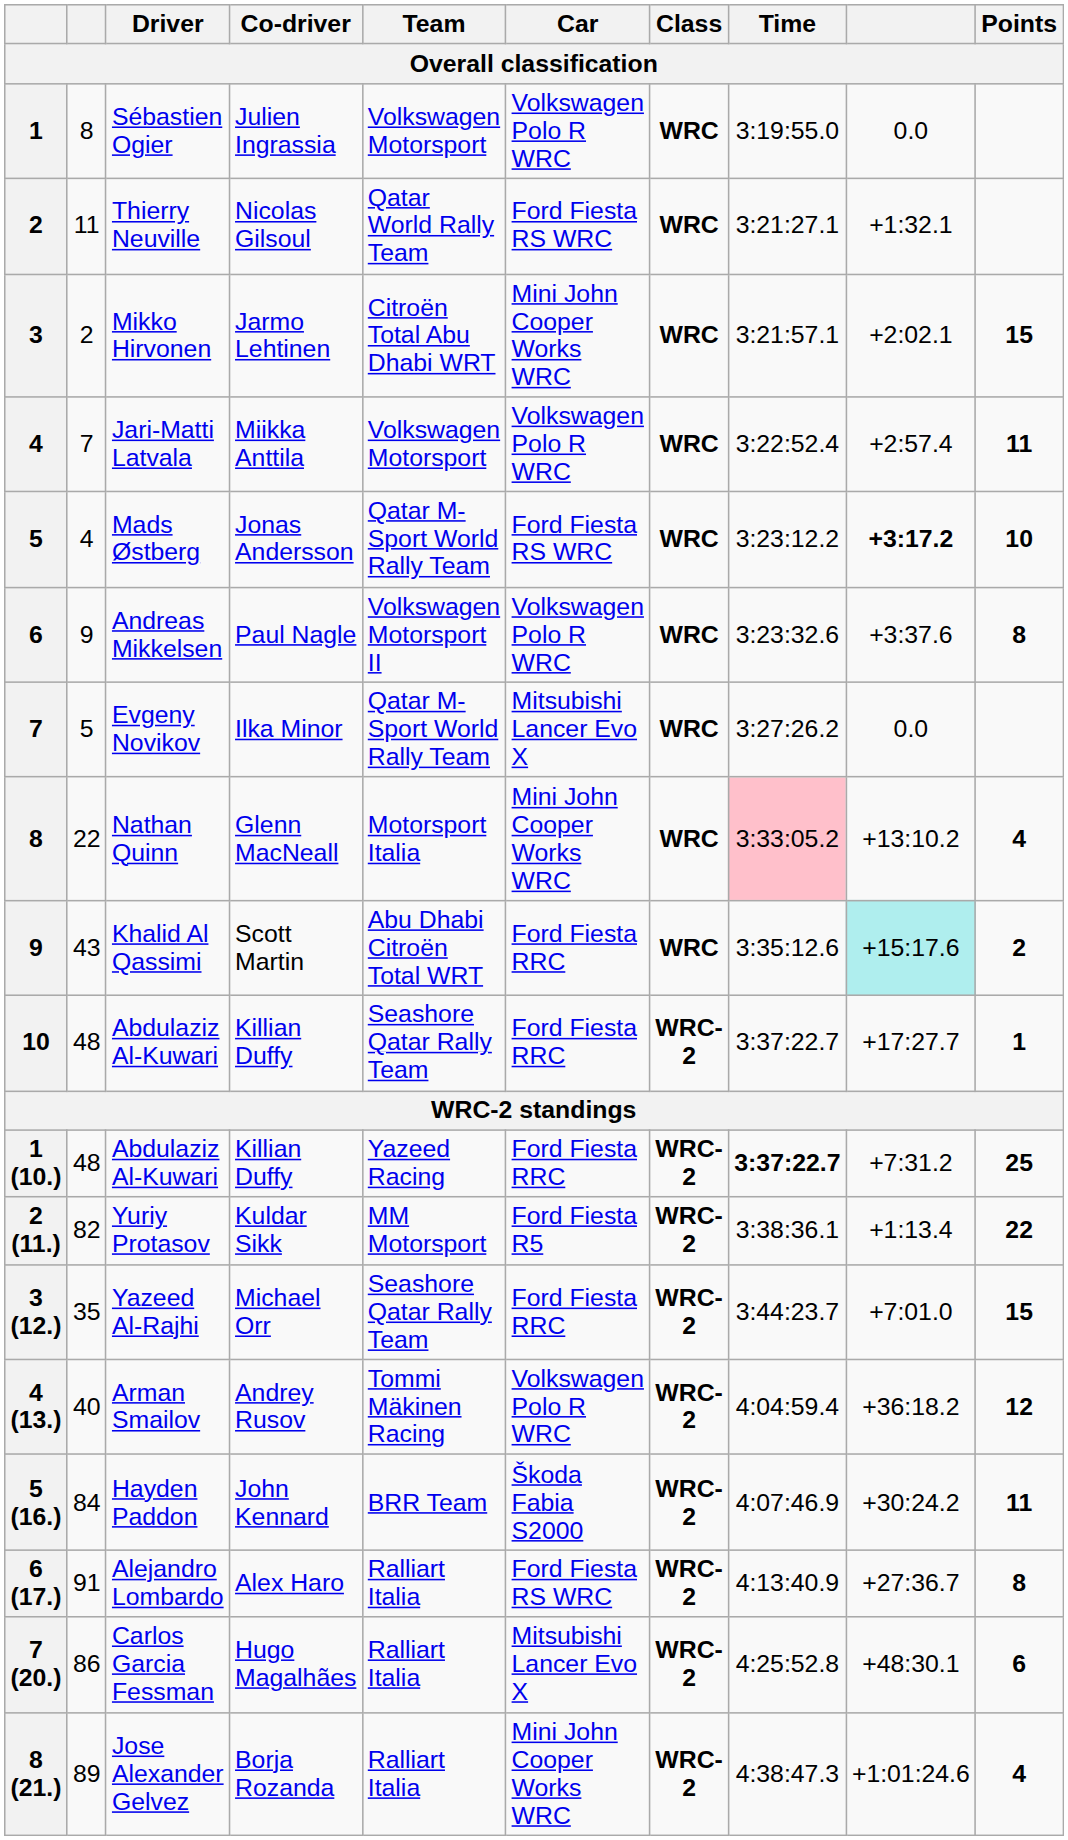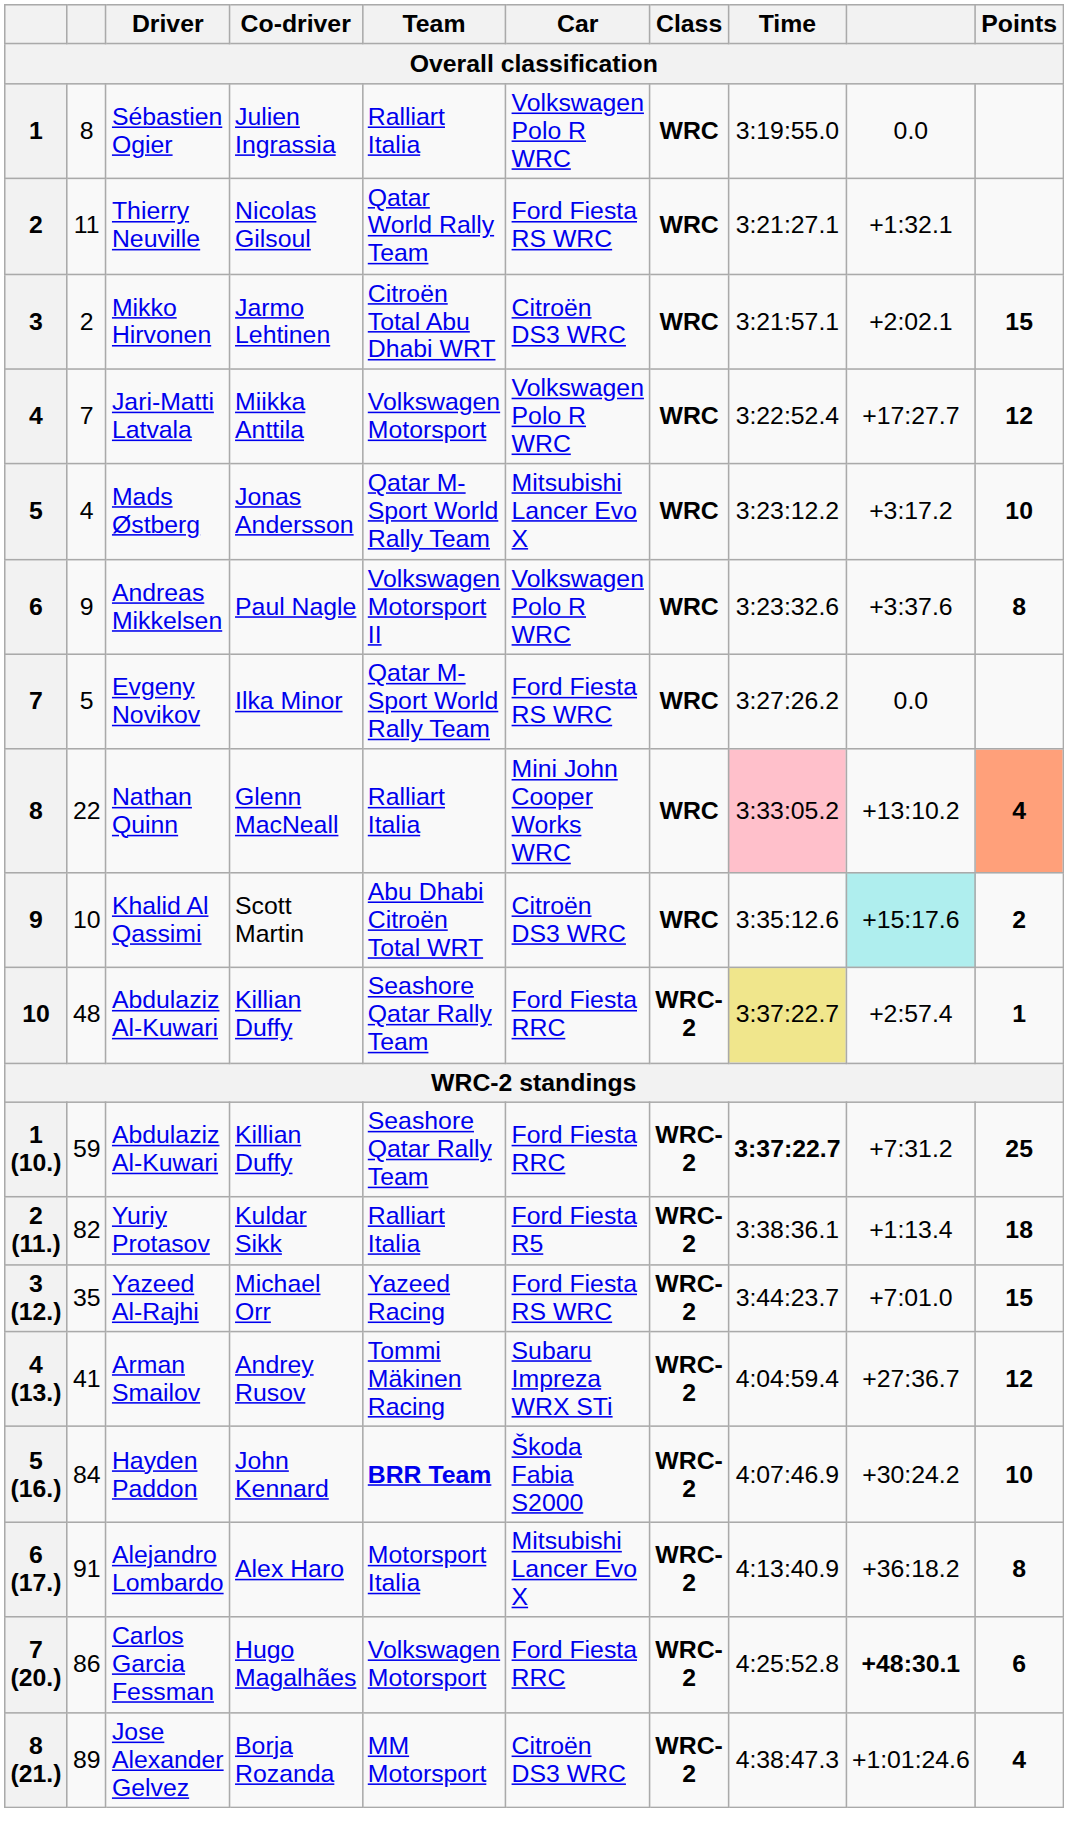(434, 130) Volkswagen Motorsport -> (406, 130) Ralliart Italia
(565, 334) Mini John Cooper Works WRC -> (569, 320) Citroën DS3 WRC
(911, 444) +2:57.4 -> (911, 416) +17:27.7
(1019, 444) 11 -> (1019, 416) 12
(574, 539) Ford Fiesta RS WRC -> (574, 511) Mitsubishi Lancer Evo X
(911, 539) bold -> (911, 511) normal
(574, 729) Mitsubishi Lancer Evo X -> (574, 701) Ford Fiesta RS WRC
(427, 838) Motorsport Italia -> (406, 810) Ralliart Italia
(1019, 838) no background -> (1019, 810) lightsalmon background
(87, 947) 43 -> (87, 919) 10
(574, 947) Ford Fiesta RRC -> (569, 919) Citroën DS3 WRC
(787, 1042) no background -> (787, 1014) khaki background
(911, 1042) +17:27.7 -> (911, 1014) +2:57.4
(87, 1163) 48 -> (87, 1149) 59
(409, 1163) Yazeed Racing -> (430, 1149) Seashore Qatar Rally Team
(427, 1230) MM Motorsport -> (406, 1230) Ralliart Italia
(1019, 1230) 22 -> (1019, 1230) 18
(430, 1311) Seashore Qatar Rally Team -> (409, 1297) Yazeed Racing
(574, 1311) Ford Fiesta RRC -> (574, 1297) Ford Fiesta RS WRC
(87, 1406) 40 -> (87, 1378) 41
(578, 1406) Volkswagen Polo R WRC -> (562, 1378) Subaru Impreza WRX STi
(911, 1406) +36:18.2 -> (911, 1378) +27:36.7
(428, 1501) normal -> (430, 1473) bold
(1019, 1501) 11 -> (1019, 1473) 10
(406, 1583) Ralliart Italia -> (427, 1569) Motorsport Italia
(574, 1583) Ford Fiesta RS WRC -> (574, 1569) Mitsubishi Lancer Evo X
(911, 1583) +27:36.7 -> (911, 1569) +36:18.2
(406, 1664) Ralliart Italia -> (434, 1664) Volkswagen Motorsport
(574, 1664) Mitsubishi Lancer Evo X -> (574, 1664) Ford Fiesta RRC
(911, 1664) normal -> (911, 1664) bold
(406, 1773) Ralliart Italia -> (427, 1759) MM Motorsport
(565, 1773) Mini John Cooper Works WRC -> (569, 1759) Citroën DS3 WRC
